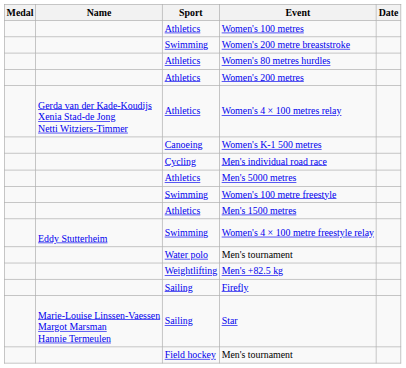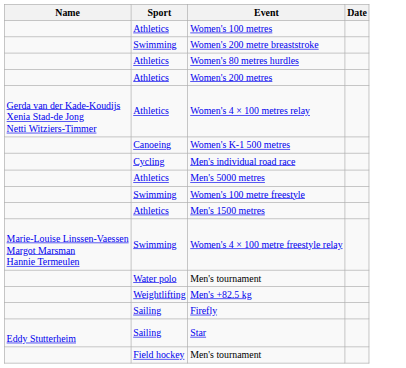- column: (20, 12)
(73, 238) Eddy Stutterheim -> (68, 250) Marie-Louise Linssen-Vaessen Margot Marsman Hannie Termeulen
(99, 327) Marie-Louise Linssen-Vaessen Margot Marsman Hannie Termeulen -> (41, 339) Eddy Stutterheim
